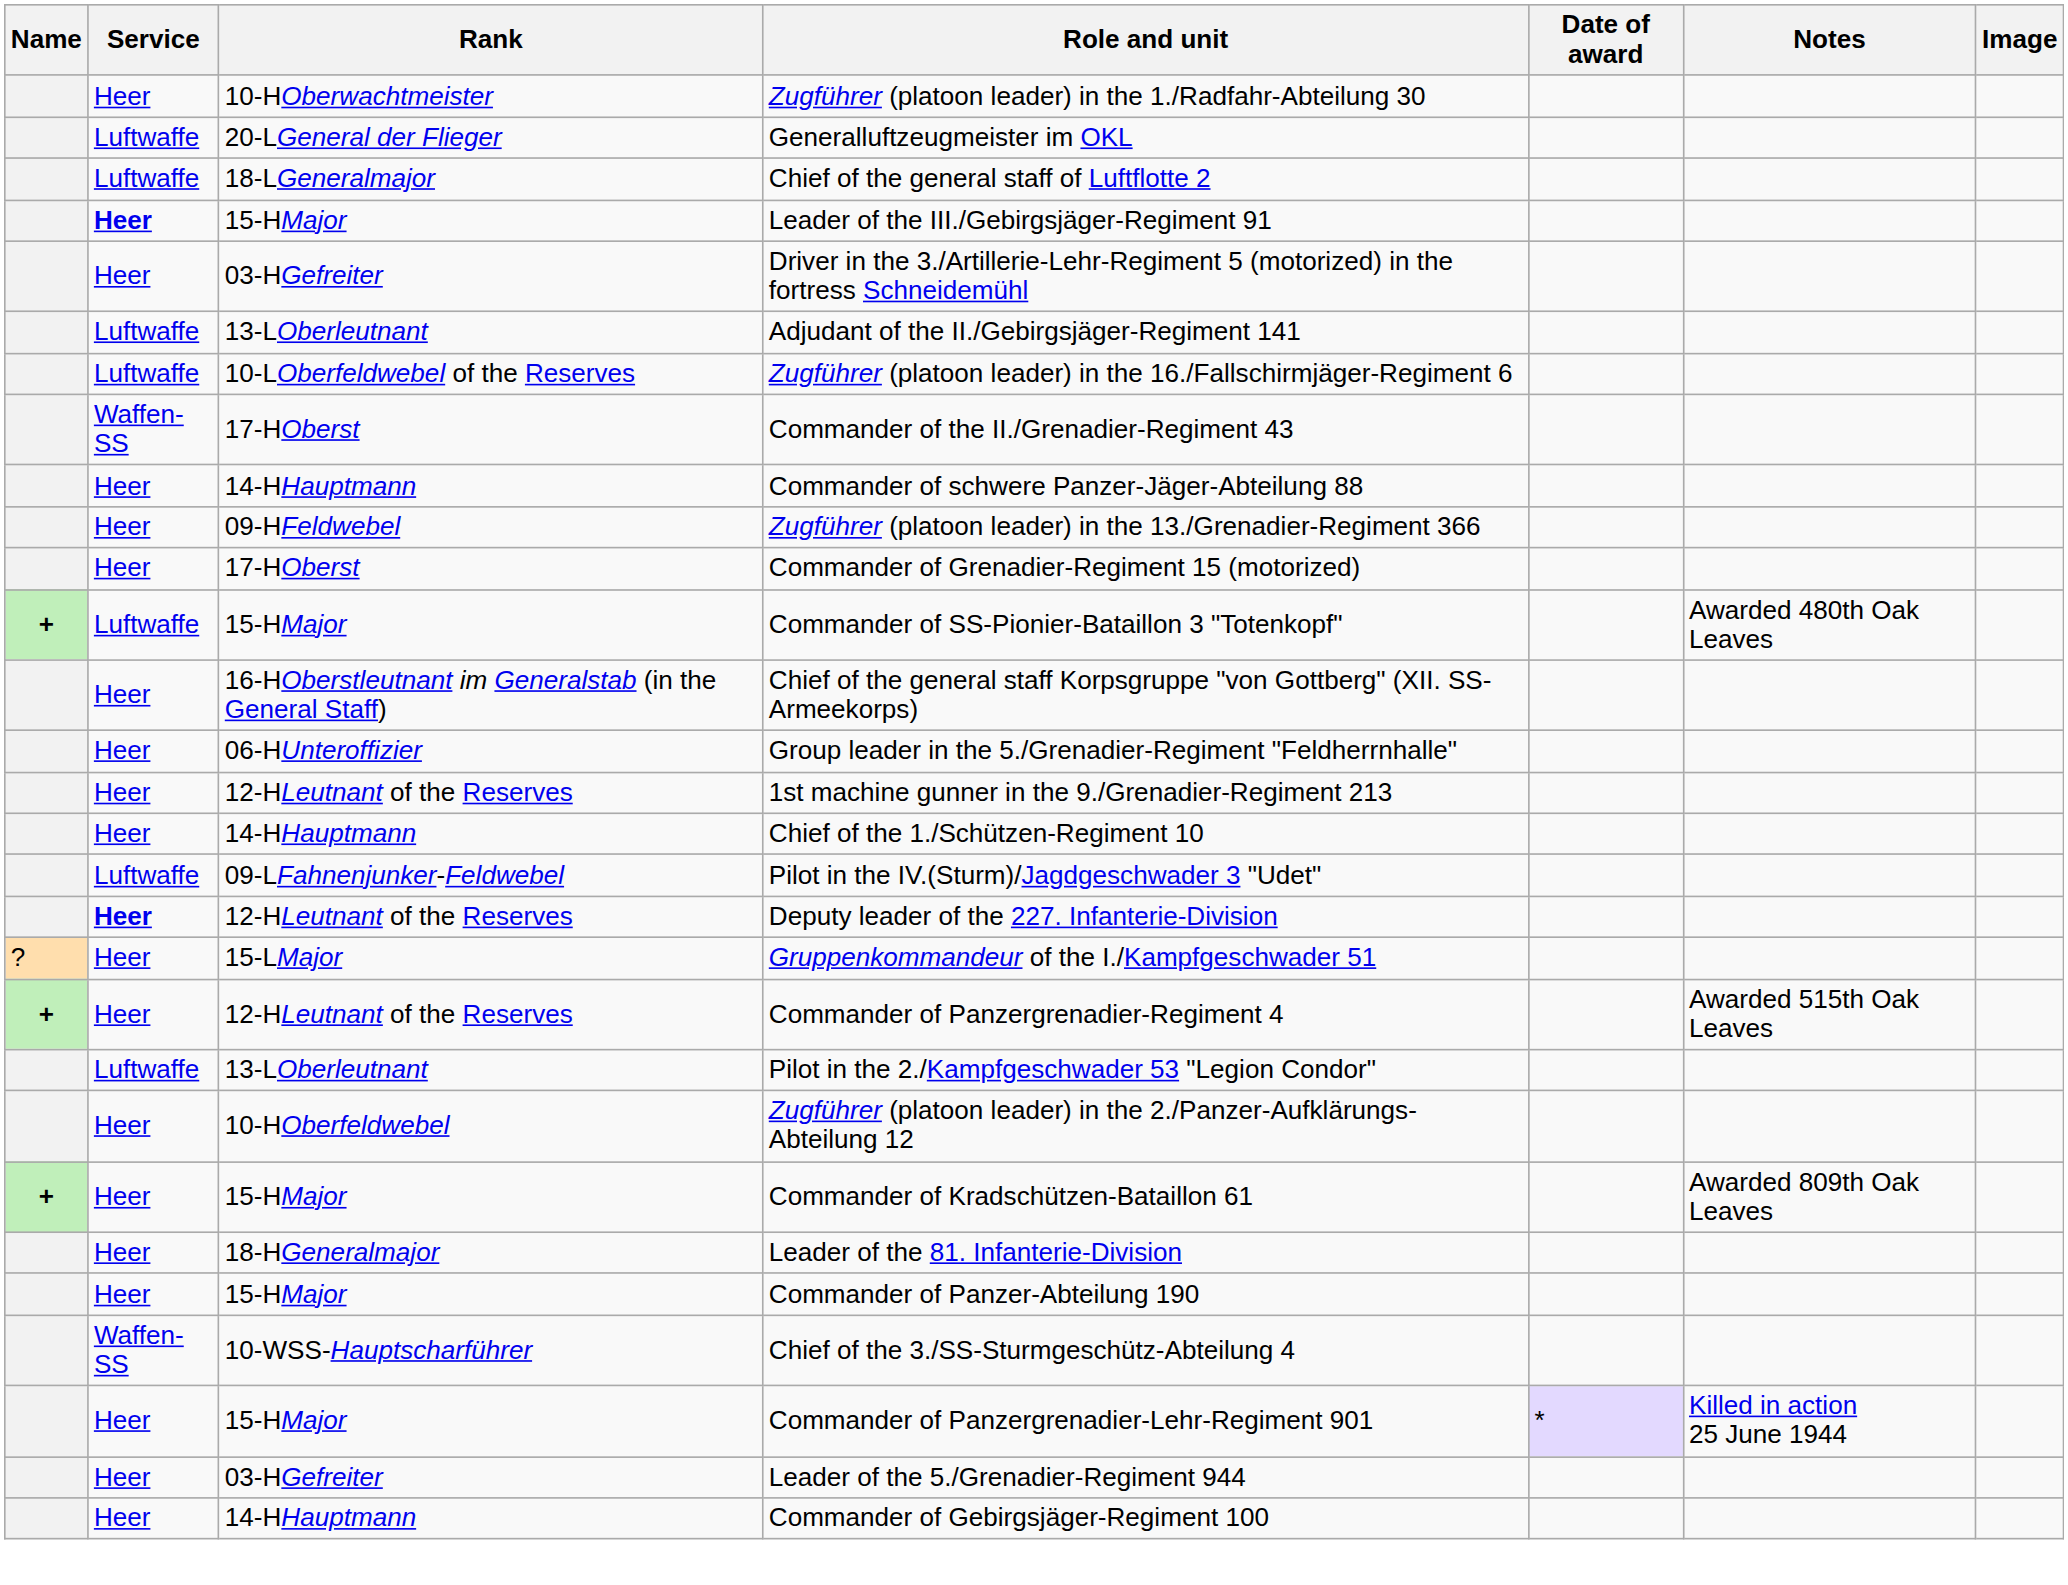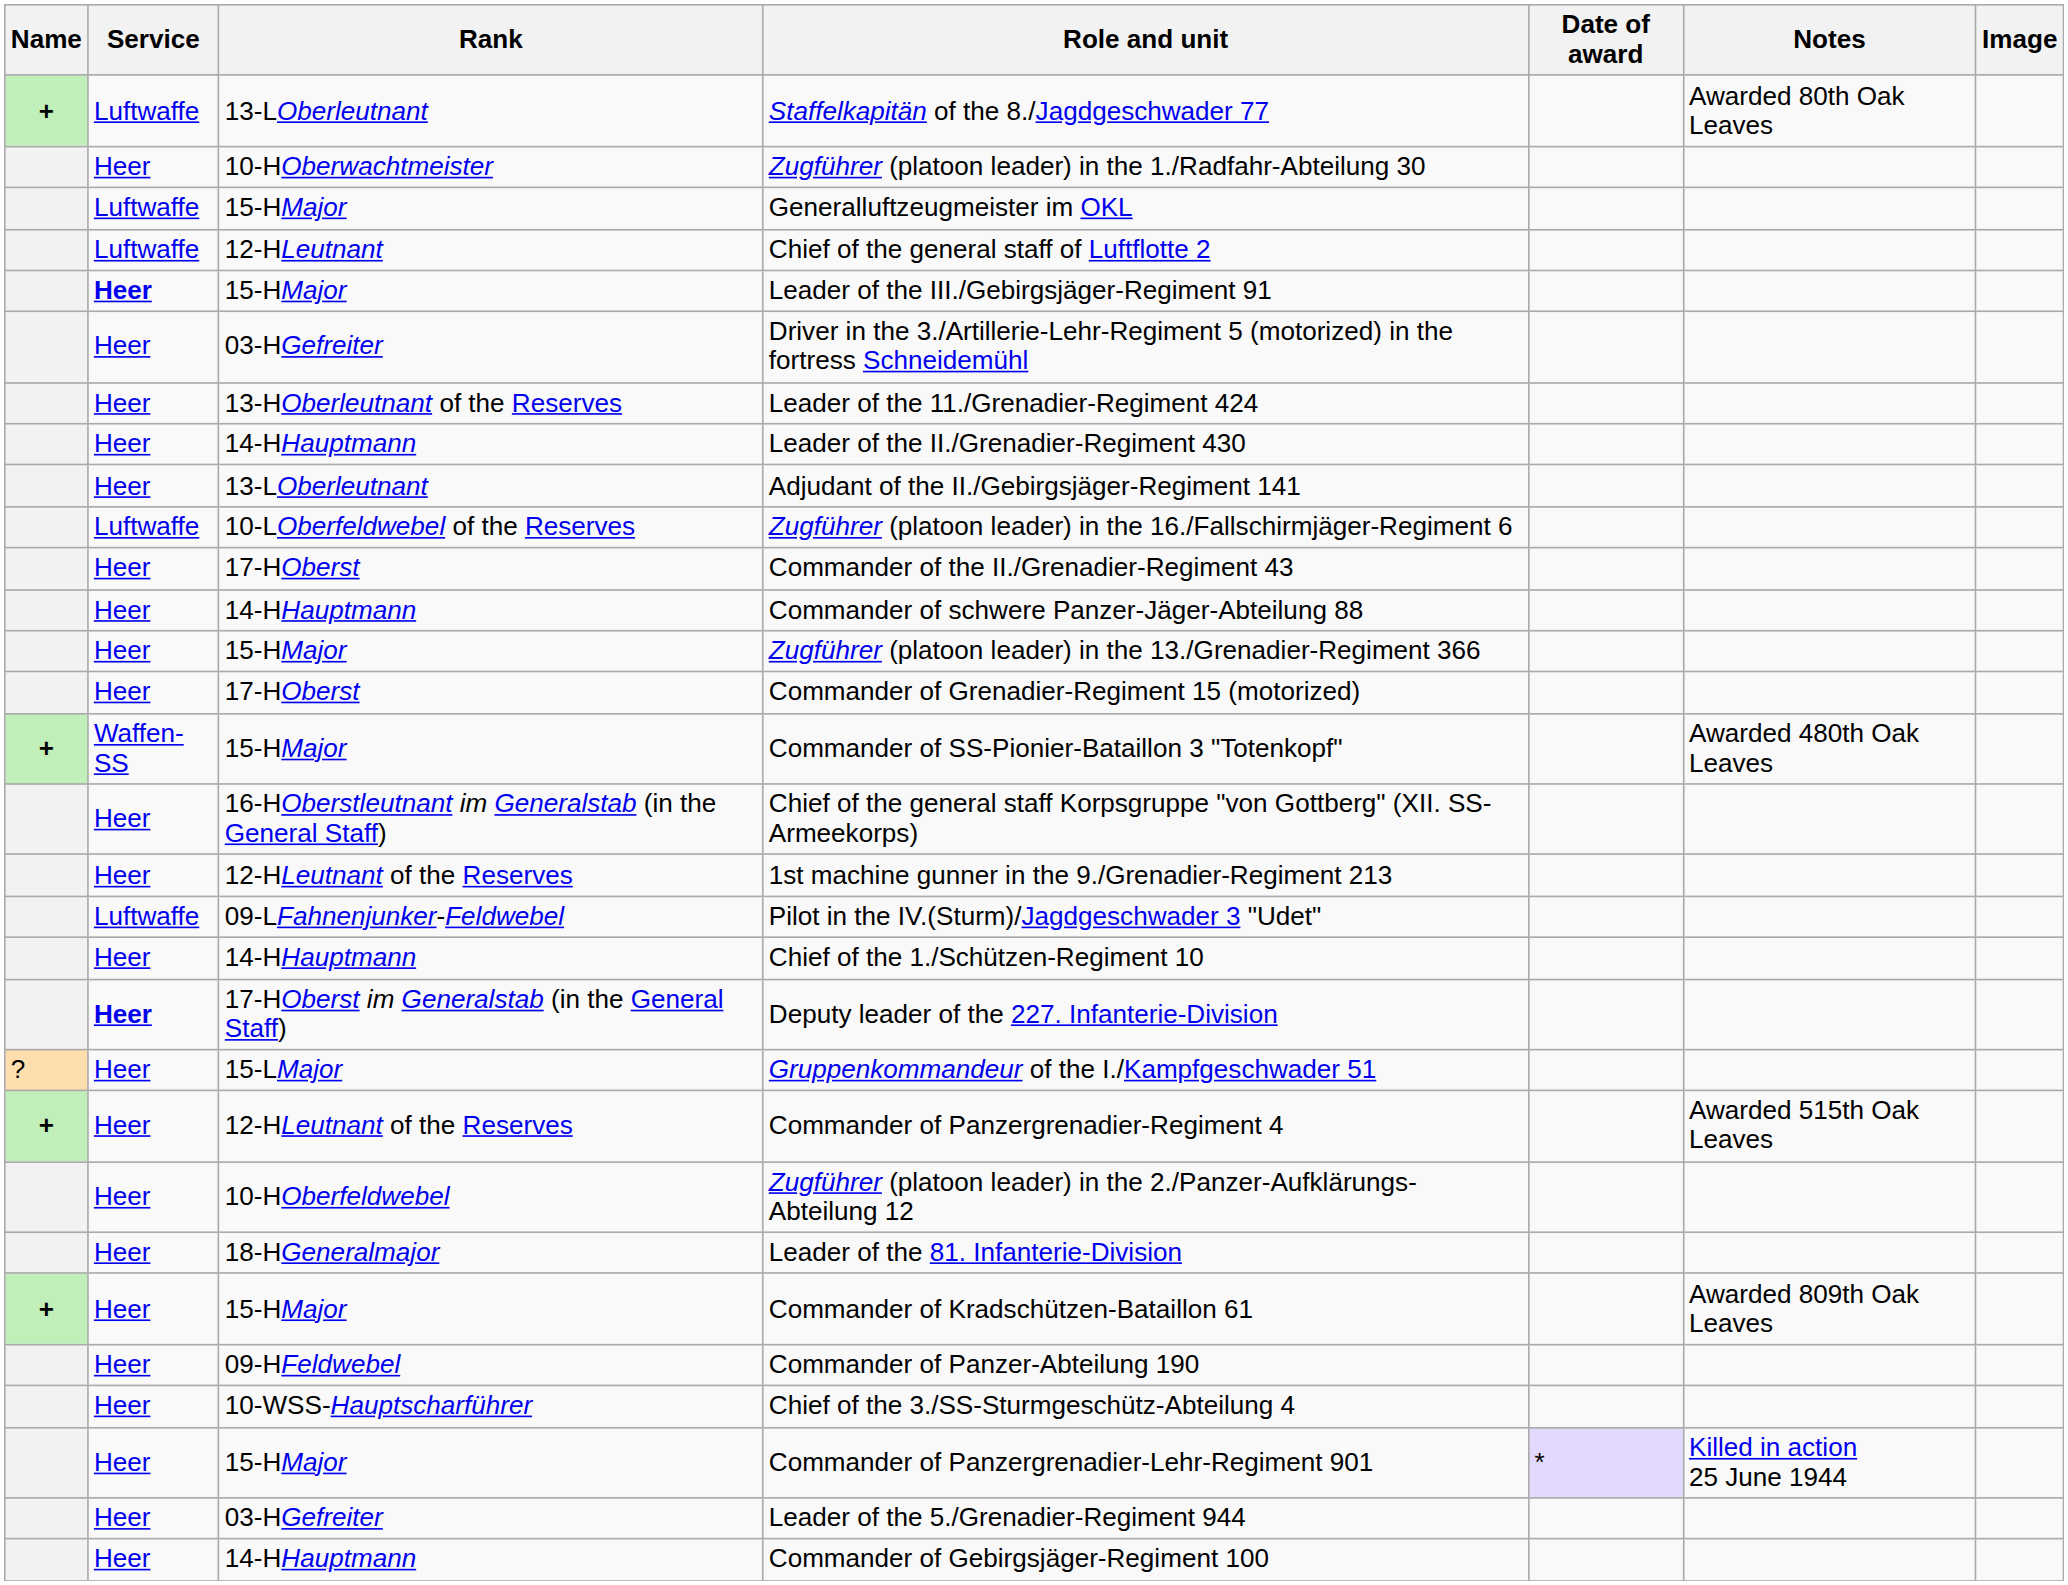+ row: (1019, 110)
(363, 137) 20-LGeneral der Flieger -> (286, 207) 15-HMajor
(330, 178) 18-LGeneralmajor -> (304, 249) 12-HLeutnant
+ row: (1014, 402)
+ row: (1007, 444)
(147, 332) Luftwaffe -> (122, 485) Heer
(139, 429) Waffen-SS -> (122, 568) Heer
(313, 526) 09-HFeldwebel -> (286, 650) 15-HMajor
(147, 624) Luftwaffe -> (139, 748) Waffen-SS
- row: (1113, 750)
rows swapped: (986, 833) <-> (1045, 875)
(399, 916) 12-HLeutnant of the Reserves -> (474, 1013) 17-HOberst im Generalstab (in the General Staff)
- row: (1072, 1069)
rows swapped: (1011, 1196) <-> (975, 1252)
(286, 1293) 15-HMajor -> (313, 1364) 09-HFeldwebel
(139, 1349) Waffen-SS -> (122, 1405) Heer
